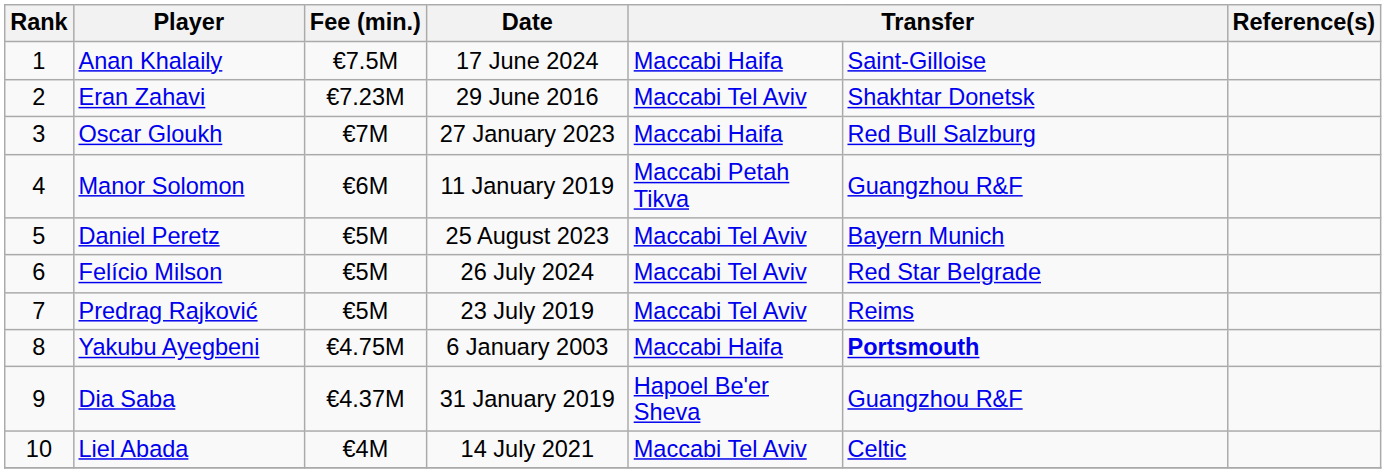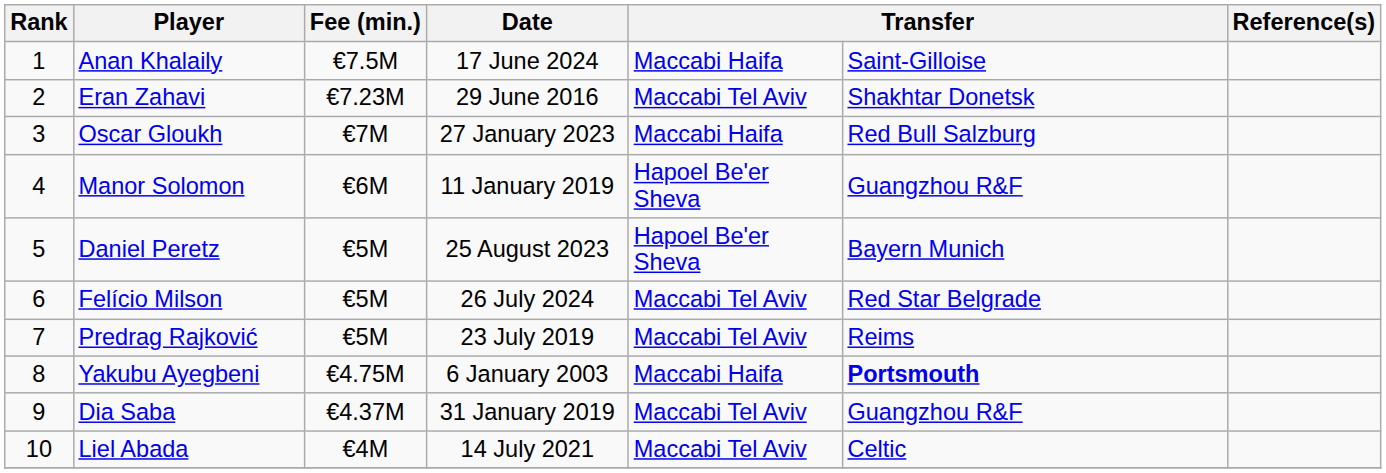(712, 185) Maccabi Petah Tikva -> (701, 185) Hapoel Be'er Sheva
(720, 236) Maccabi Tel Aviv -> (701, 249) Hapoel Be'er Sheva
(701, 398) Hapoel Be'er Sheva -> (720, 411) Maccabi Tel Aviv
